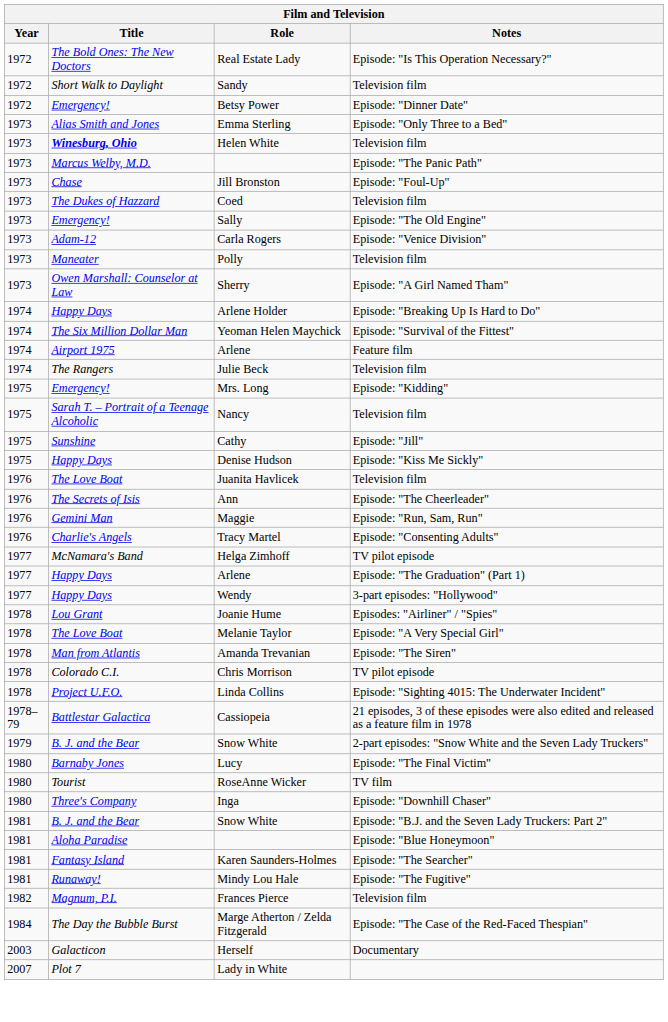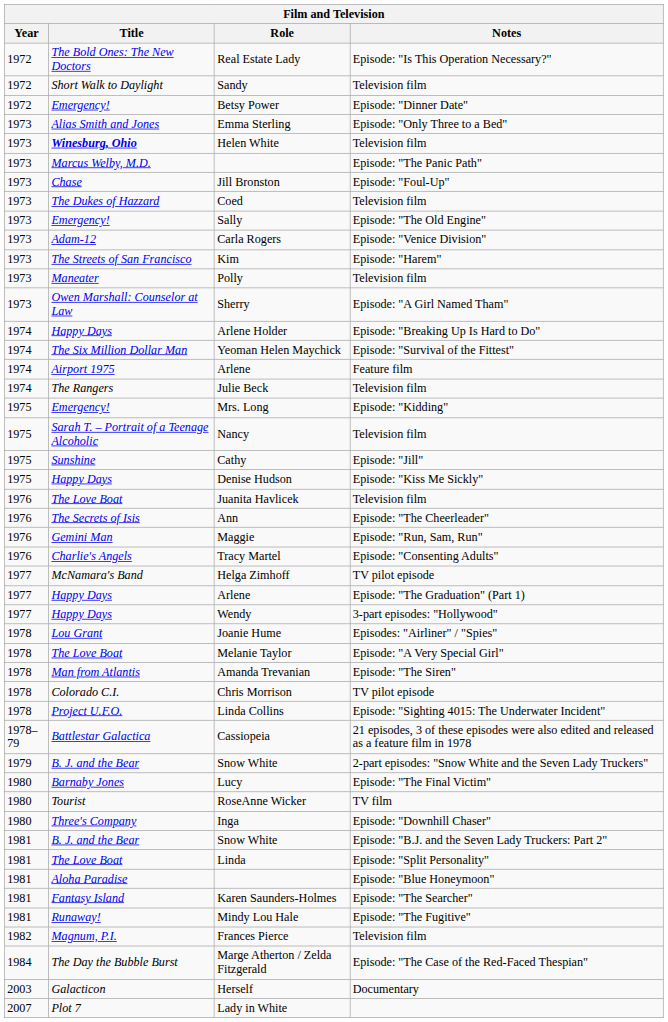+ row: (228, 259)
+ row: (231, 859)
